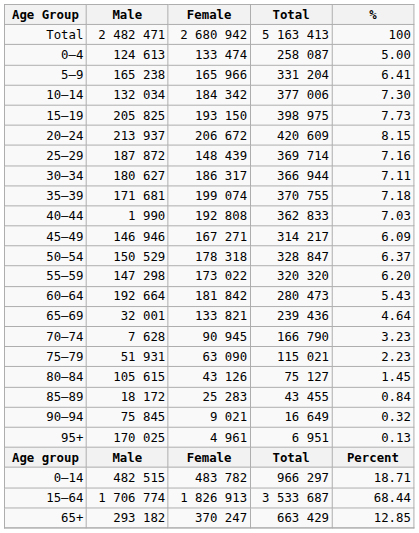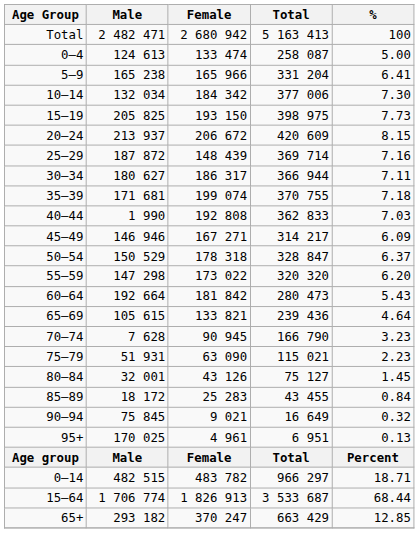(143, 316) 32 001 -> (139, 316) 105 615
(139, 377) 105 615 -> (143, 377) 32 001
